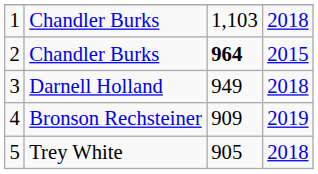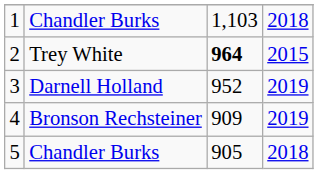(94, 53) Chandler Burks -> (76, 53) Trey White
(227, 86) 949 -> (227, 86) 952
(288, 86) 2018 -> (288, 86) 2019
(76, 151) Trey White -> (94, 151) Chandler Burks
